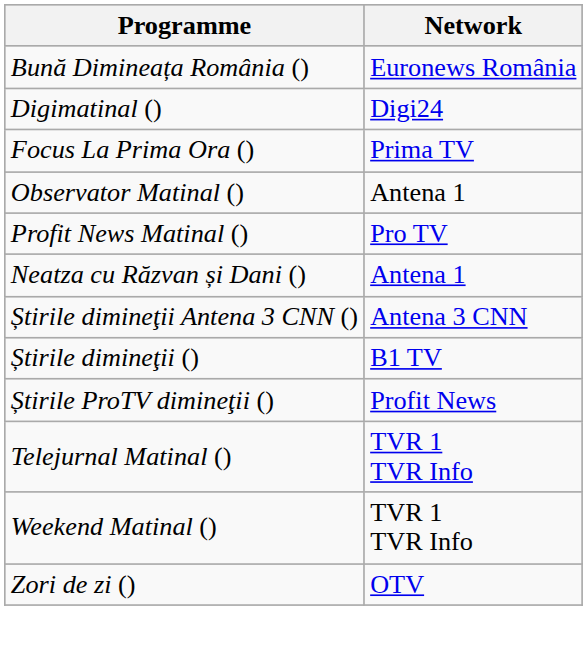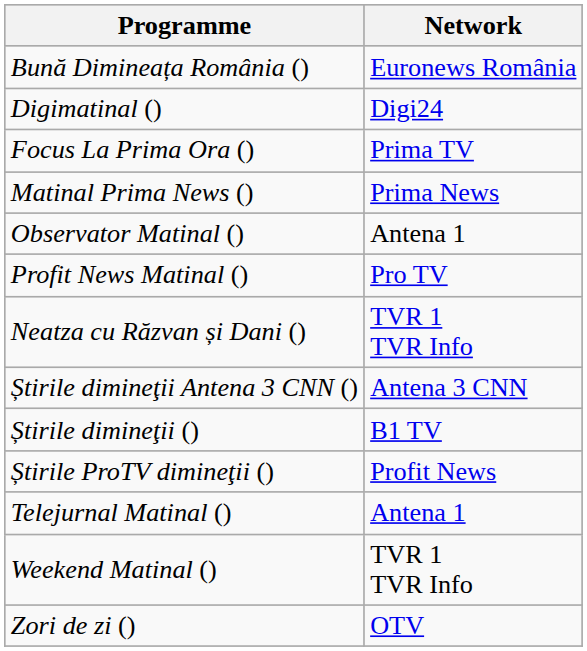+ row: (132, 191)
(418, 274) Antena 1 -> (422, 331) TVR 1 TVR Info
(422, 456) TVR 1 TVR Info -> (418, 512) Antena 1
